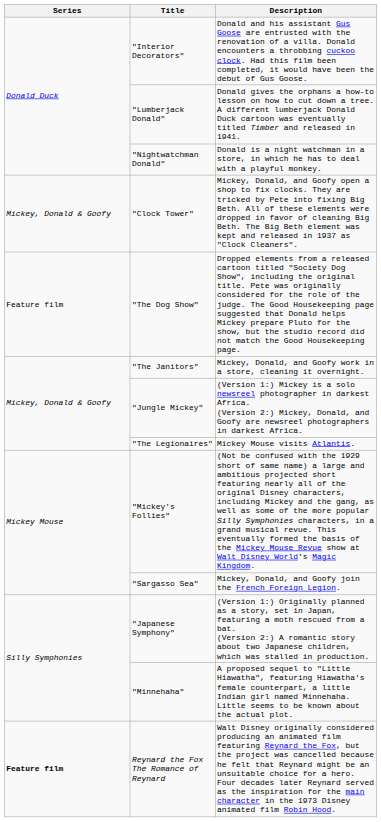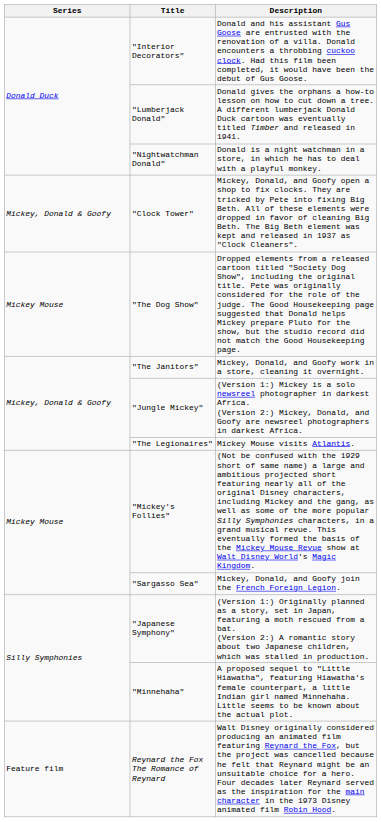(35, 304) Feature film -> (35, 304) Mickey Mouse
(35, 769) bold -> (35, 769) normal
